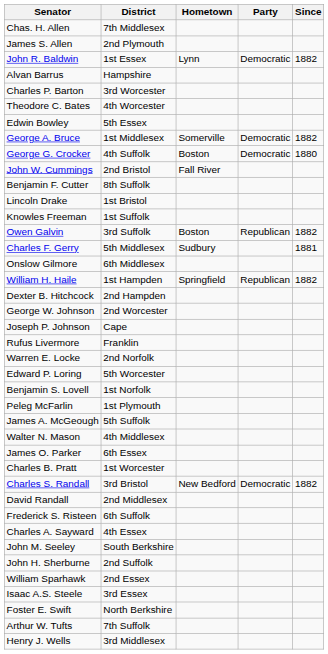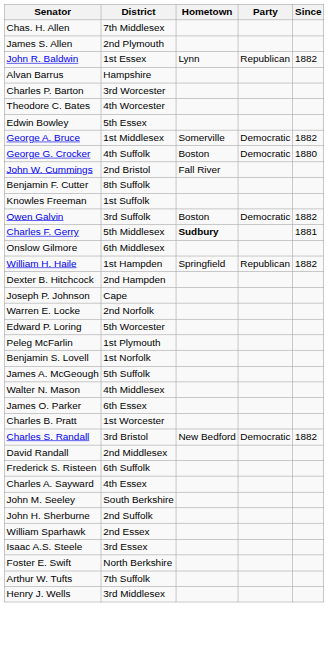(265, 59) Democratic -> (265, 59) Republican
- row: (37, 201)
(265, 232) Republican -> (265, 216) Democratic
(197, 248) normal -> (199, 232) bold
- row: (50, 311)
- row: (43, 342)
rows swapped: (48, 389) <-> (40, 405)
